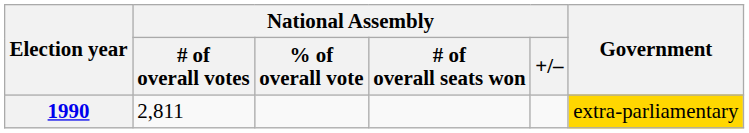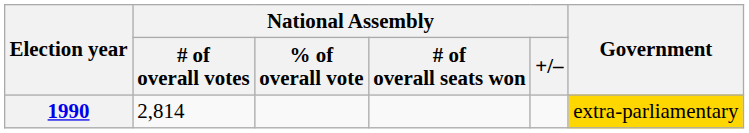(161, 111) 2,811 -> (161, 111) 2,814
